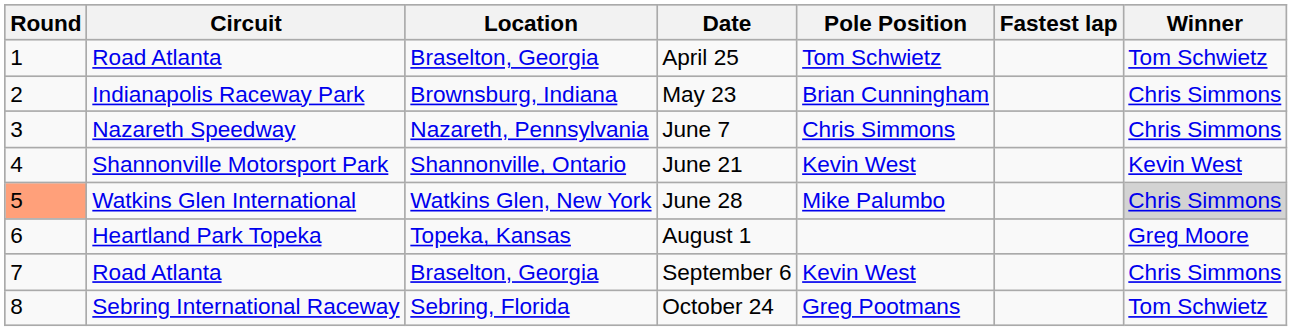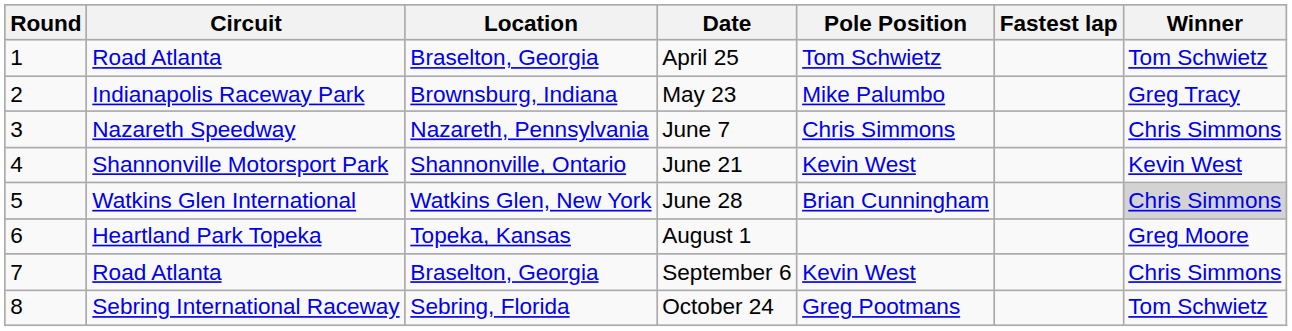(896, 93) Brian Cunningham -> (874, 93) Mike Palumbo
(1205, 93) Chris Simmons -> (1184, 93) Greg Tracy
(16, 200) lightsalmon background -> (16, 200) no background
(874, 200) Mike Palumbo -> (896, 200) Brian Cunningham
